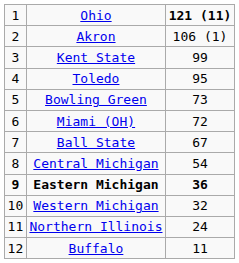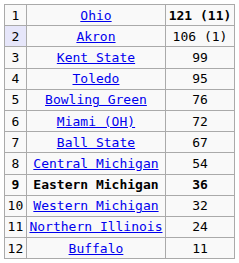(15, 36) no background -> (15, 36) lavender background
(200, 100) 73 -> (200, 100) 76
